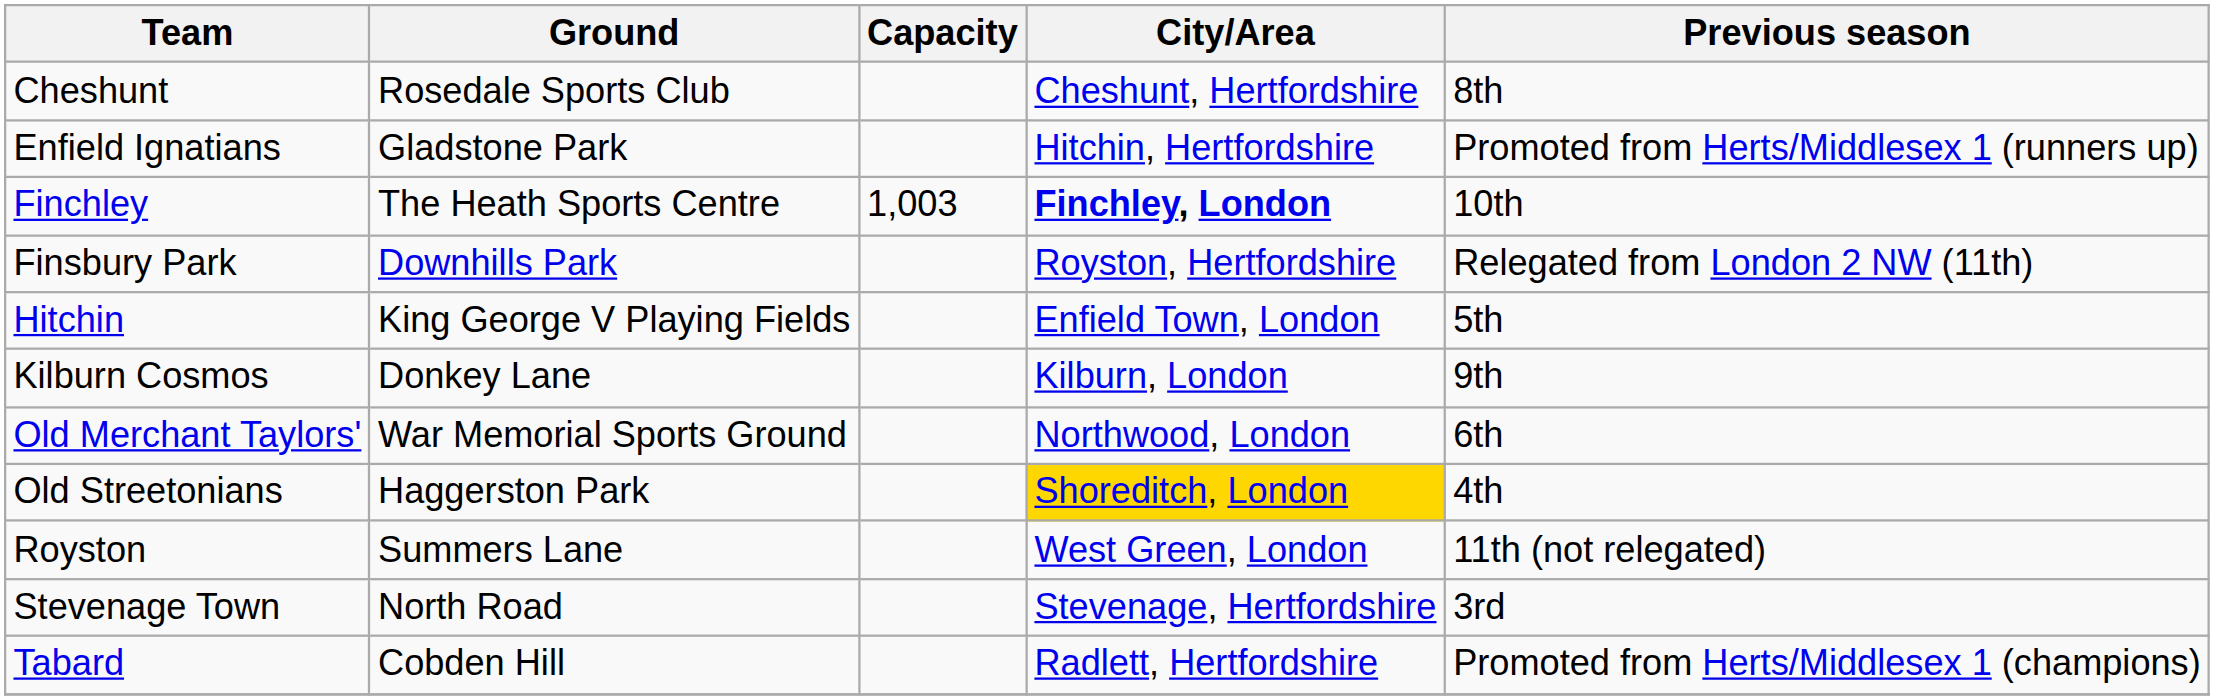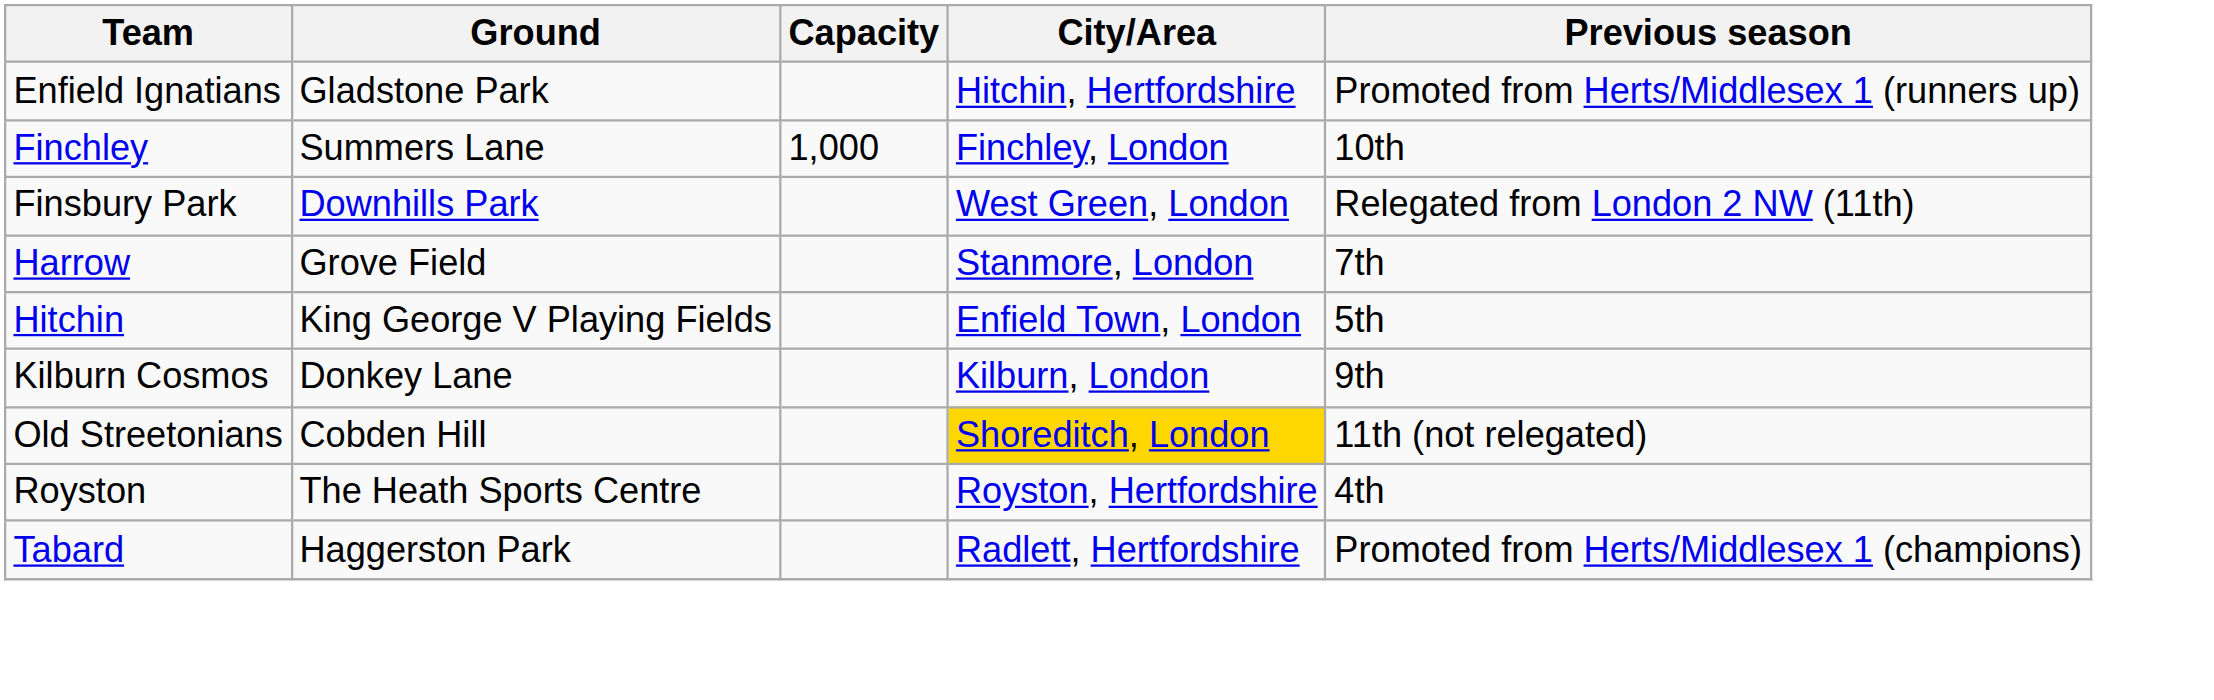- row: (91, 90)
(579, 205) The Heath Sports Centre -> (422, 147) Summers Lane
(912, 205) 1,003 -> (834, 147) 1,000
(1183, 205) bold -> (1092, 147) normal
(1215, 262) Royston, Hertfordshire -> (1122, 205) West Green, London
+ row: (72, 262)
- row: (187, 434)
(514, 491) Haggerston Park -> (393, 434) Cobden Hill
(1478, 491) 4th -> (1491, 434) 11th (not relegated)
(501, 549) Summers Lane -> (500, 491) The Heath Sports Centre
(1201, 549) West Green, London -> (1137, 491) Royston, Hertfordshire
(1610, 549) 11th (not relegated) -> (1360, 491) 4th
- row: (147, 606)
(472, 663) Cobden Hill -> (435, 549) Haggerston Park
